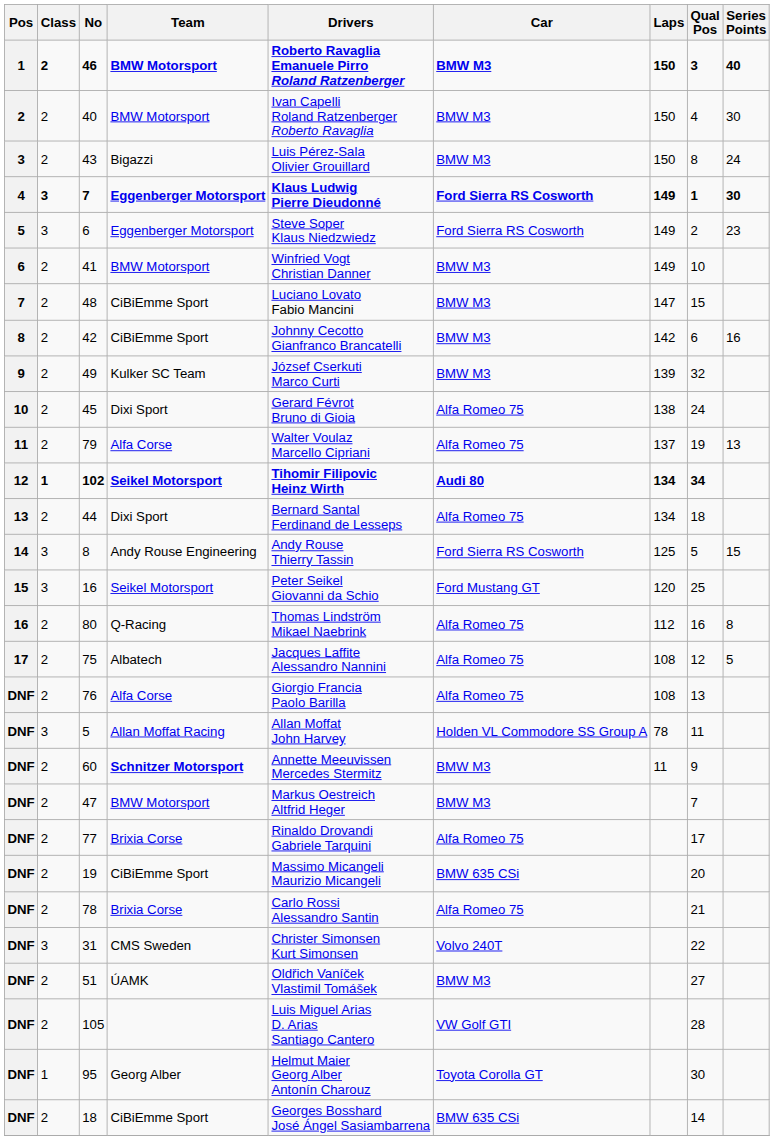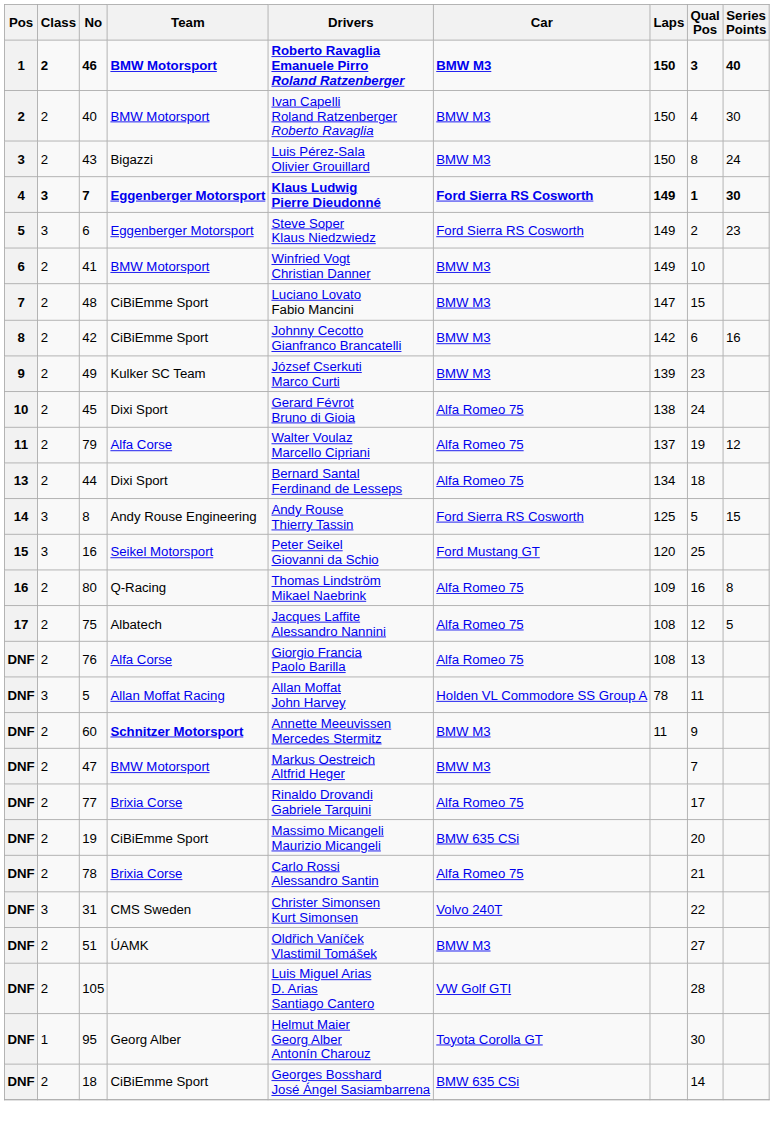(698, 374) 32 -> (698, 374) 23
(733, 445) 13 -> (733, 445) 12
- row: (93, 481)
(664, 624) 112 -> (664, 588) 109
